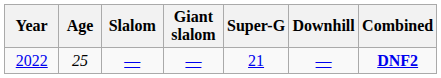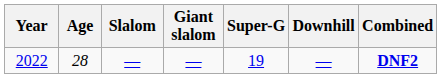(80, 60) 25 -> (80, 60) 28
(256, 60) 21 -> (256, 60) 19
